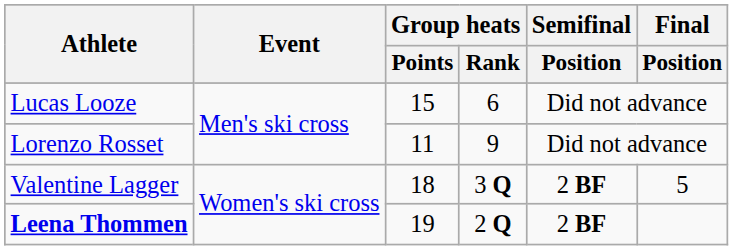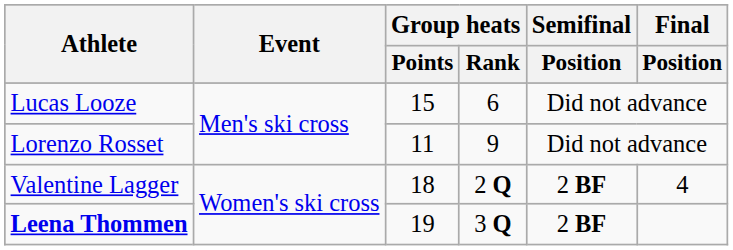(493, 184) 3 Q -> (493, 184) 2 Q
(682, 184) 5 -> (682, 184) 4
(493, 224) 2 Q -> (493, 224) 3 Q
